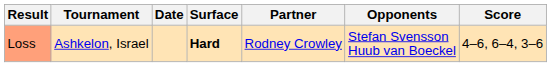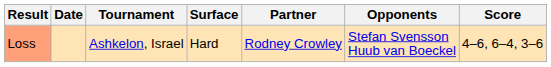columns swapped: (169, 15) <-> (101, 15)
(205, 43) bold -> (204, 43) normal
